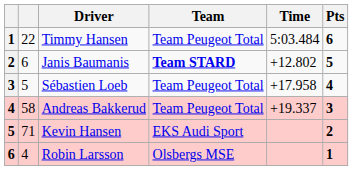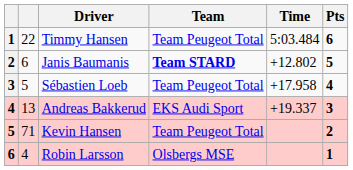(28, 108) 58 -> (28, 108) 13
(208, 108) Team Peugeot Total -> (198, 108) EKS Audi Sport
(198, 131) EKS Audi Sport -> (208, 131) Team Peugeot Total
